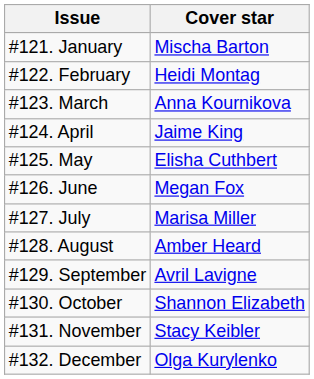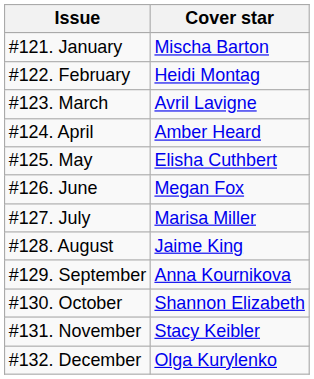(223, 103) Anna Kournikova -> (206, 103) Avril Lavigne
(199, 132) Jaime King -> (208, 132) Amber Heard
(208, 246) Amber Heard -> (199, 246) Jaime King
(206, 274) Avril Lavigne -> (223, 274) Anna Kournikova
